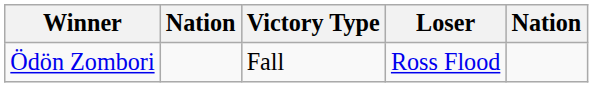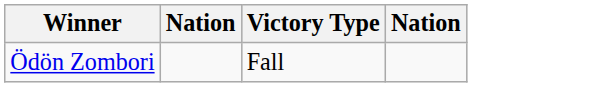- column: (446, 23)
